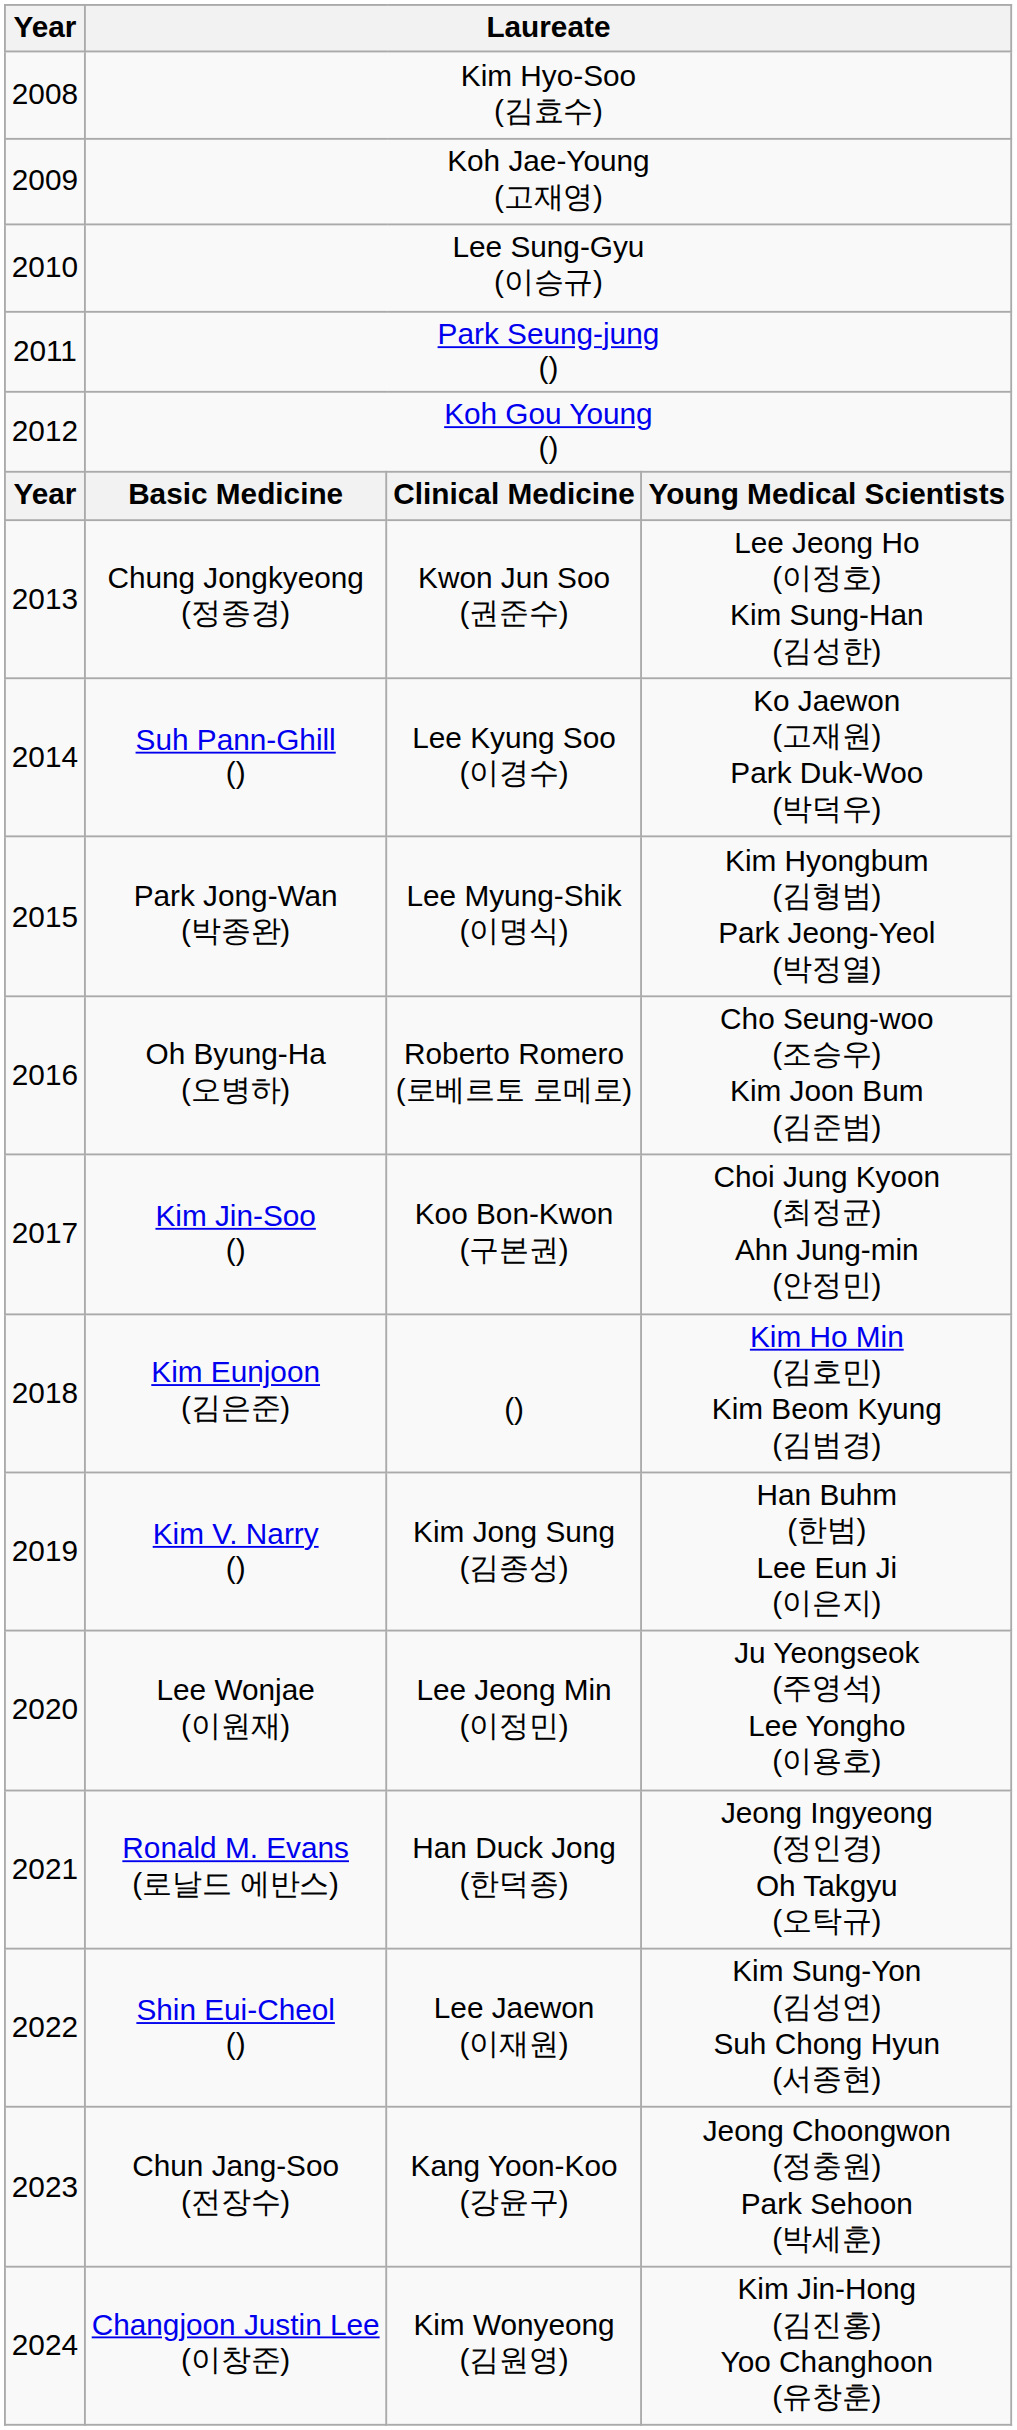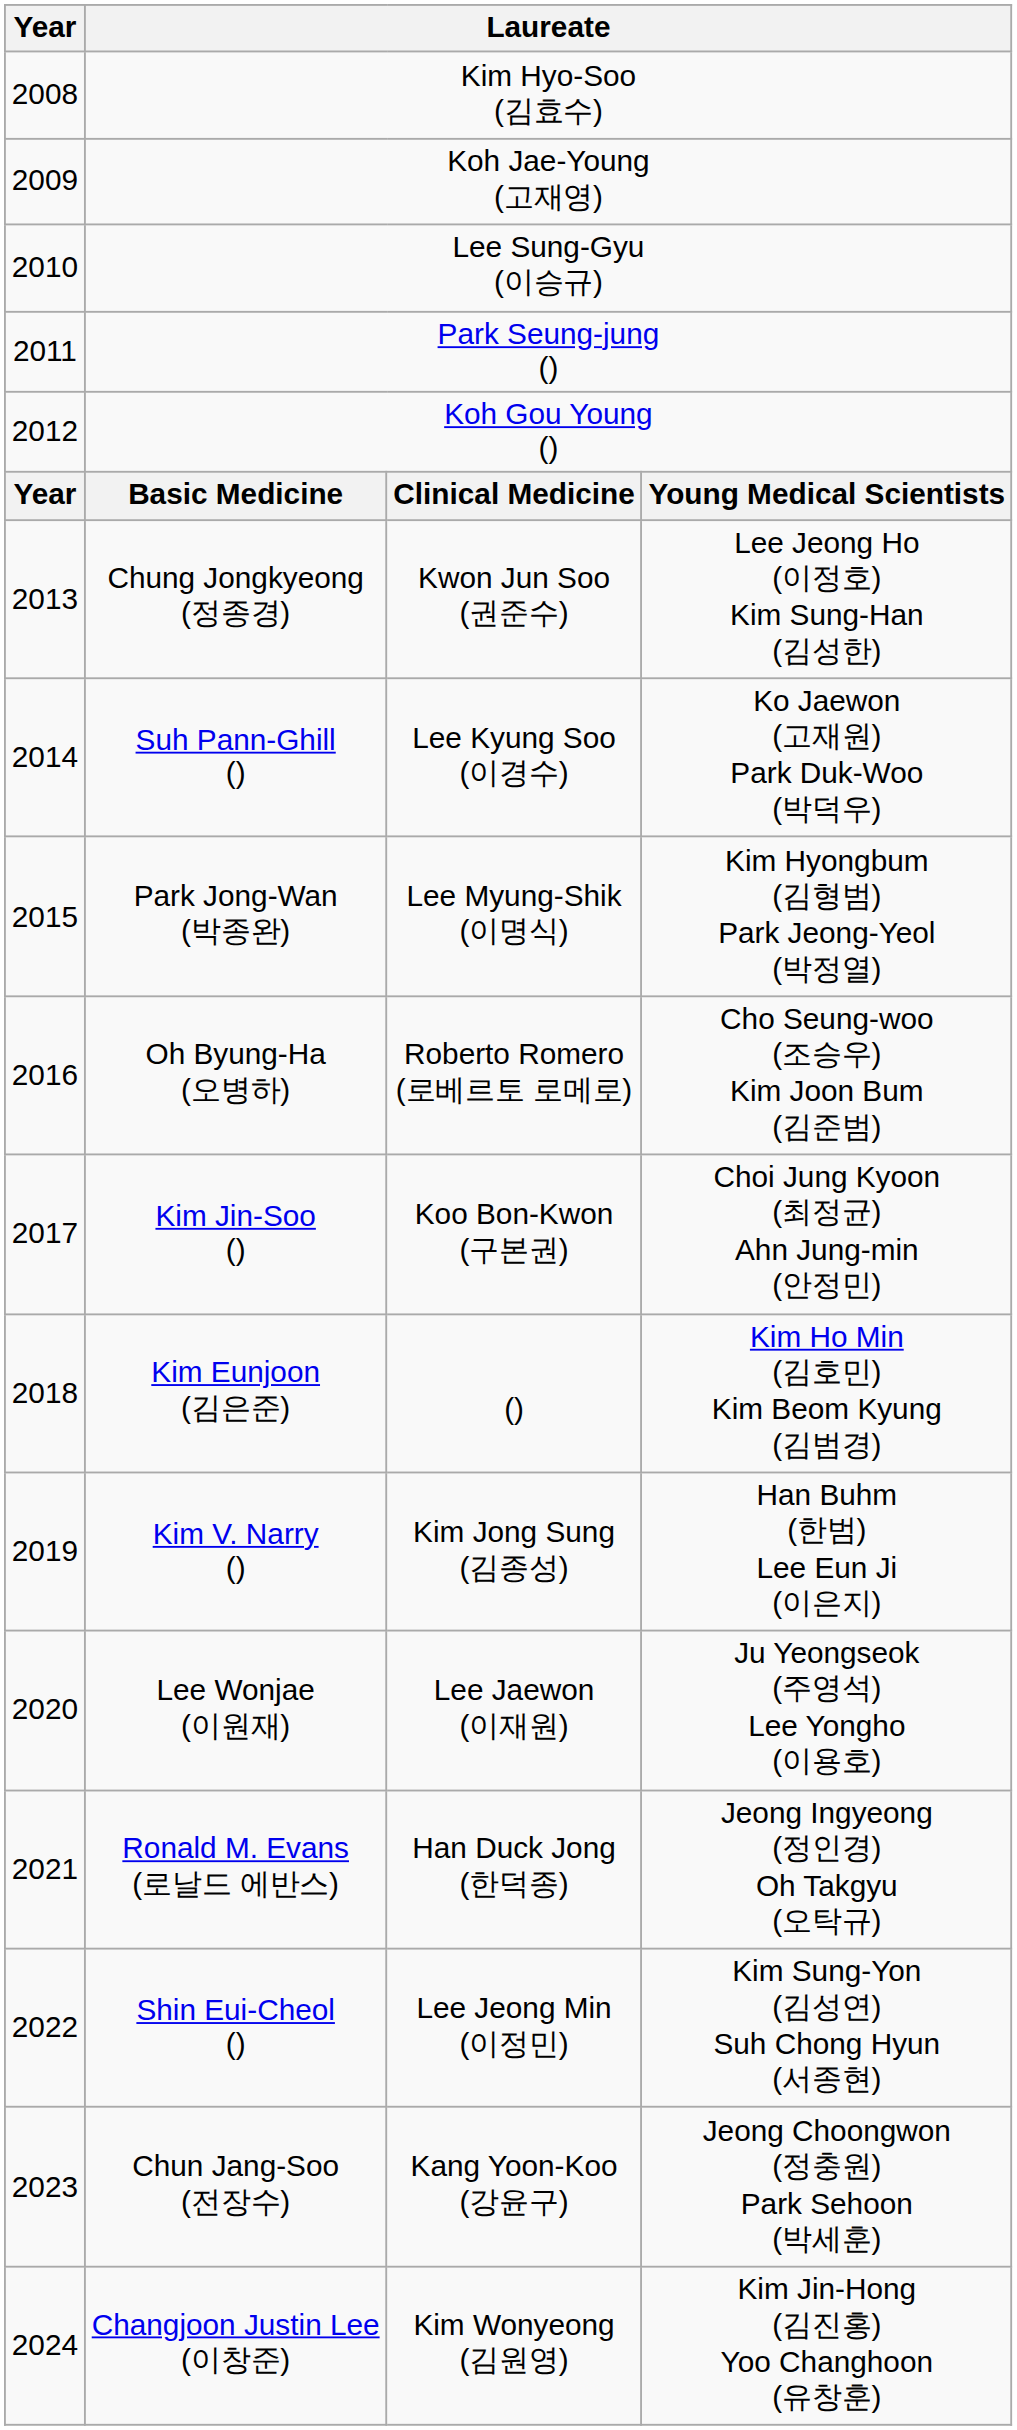(514, 1708) Lee Jeong Min (이정민) -> (514, 1708) Lee Jaewon (이재원)
(514, 2025) Lee Jaewon (이재원) -> (514, 2025) Lee Jeong Min (이정민)
